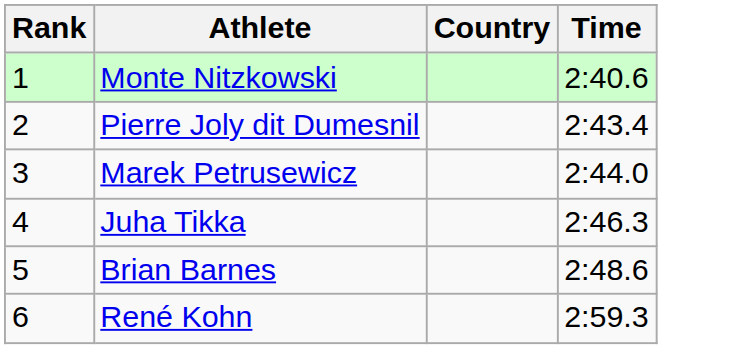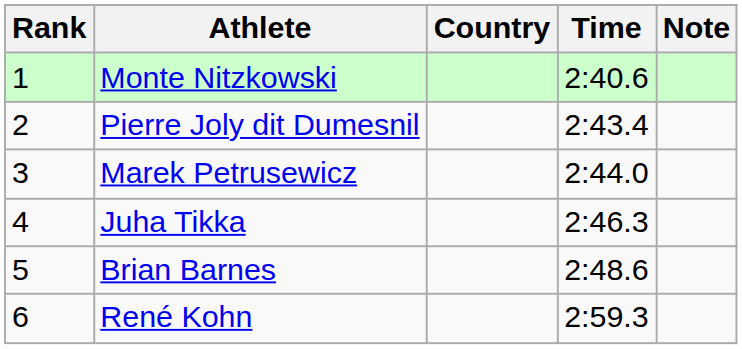+ column: (696, 28)
